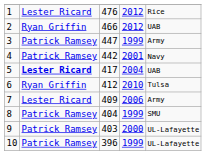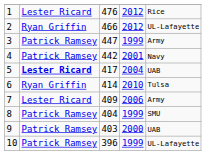(154, 26) UAB -> (173, 26) UL-Lafayette
(110, 85) 412 -> (110, 85) 414
(173, 129) UL-Lafayette -> (154, 129) UAB
